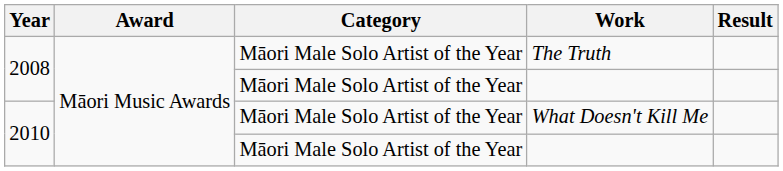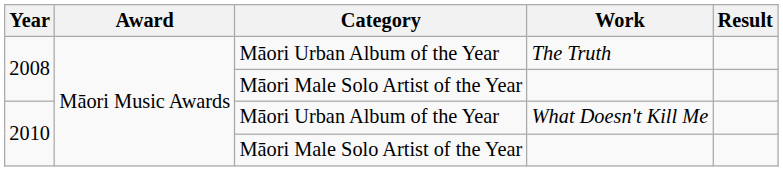(381, 52) Māori Male Solo Artist of the Year -> (369, 52) Māori Urban Album of the Year
(381, 117) Māori Male Solo Artist of the Year -> (369, 117) Māori Urban Album of the Year
